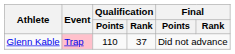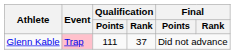(110, 42) 110 -> (110, 42) 111
